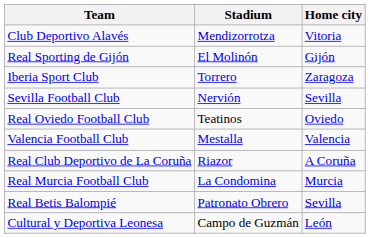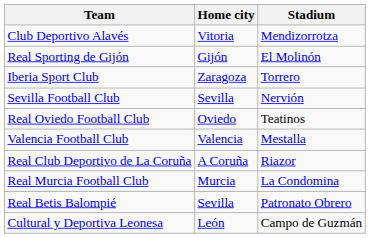columns swapped: (333, 14) <-> (248, 14)
